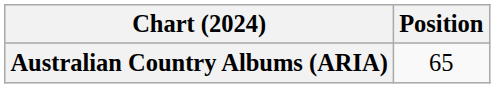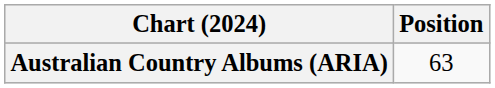(441, 62) 65 -> (441, 62) 63
